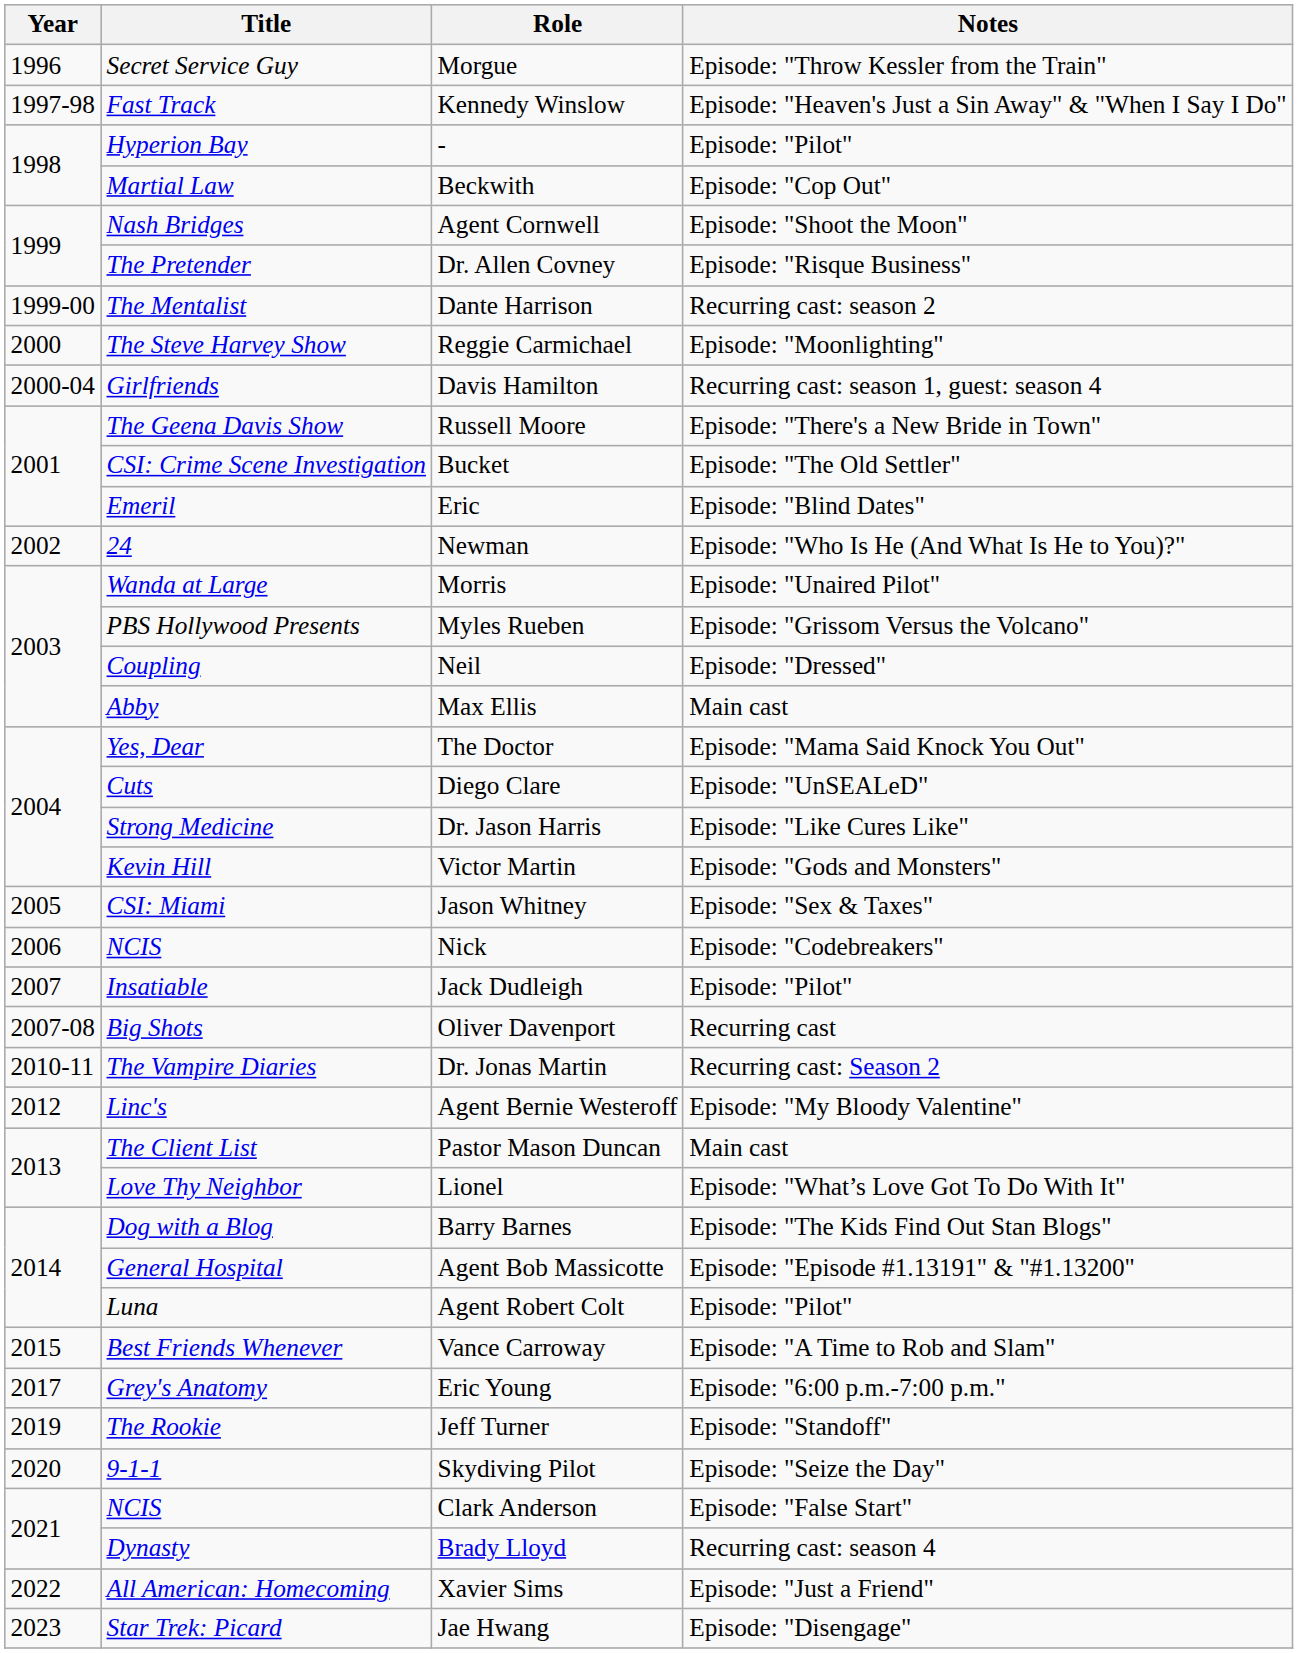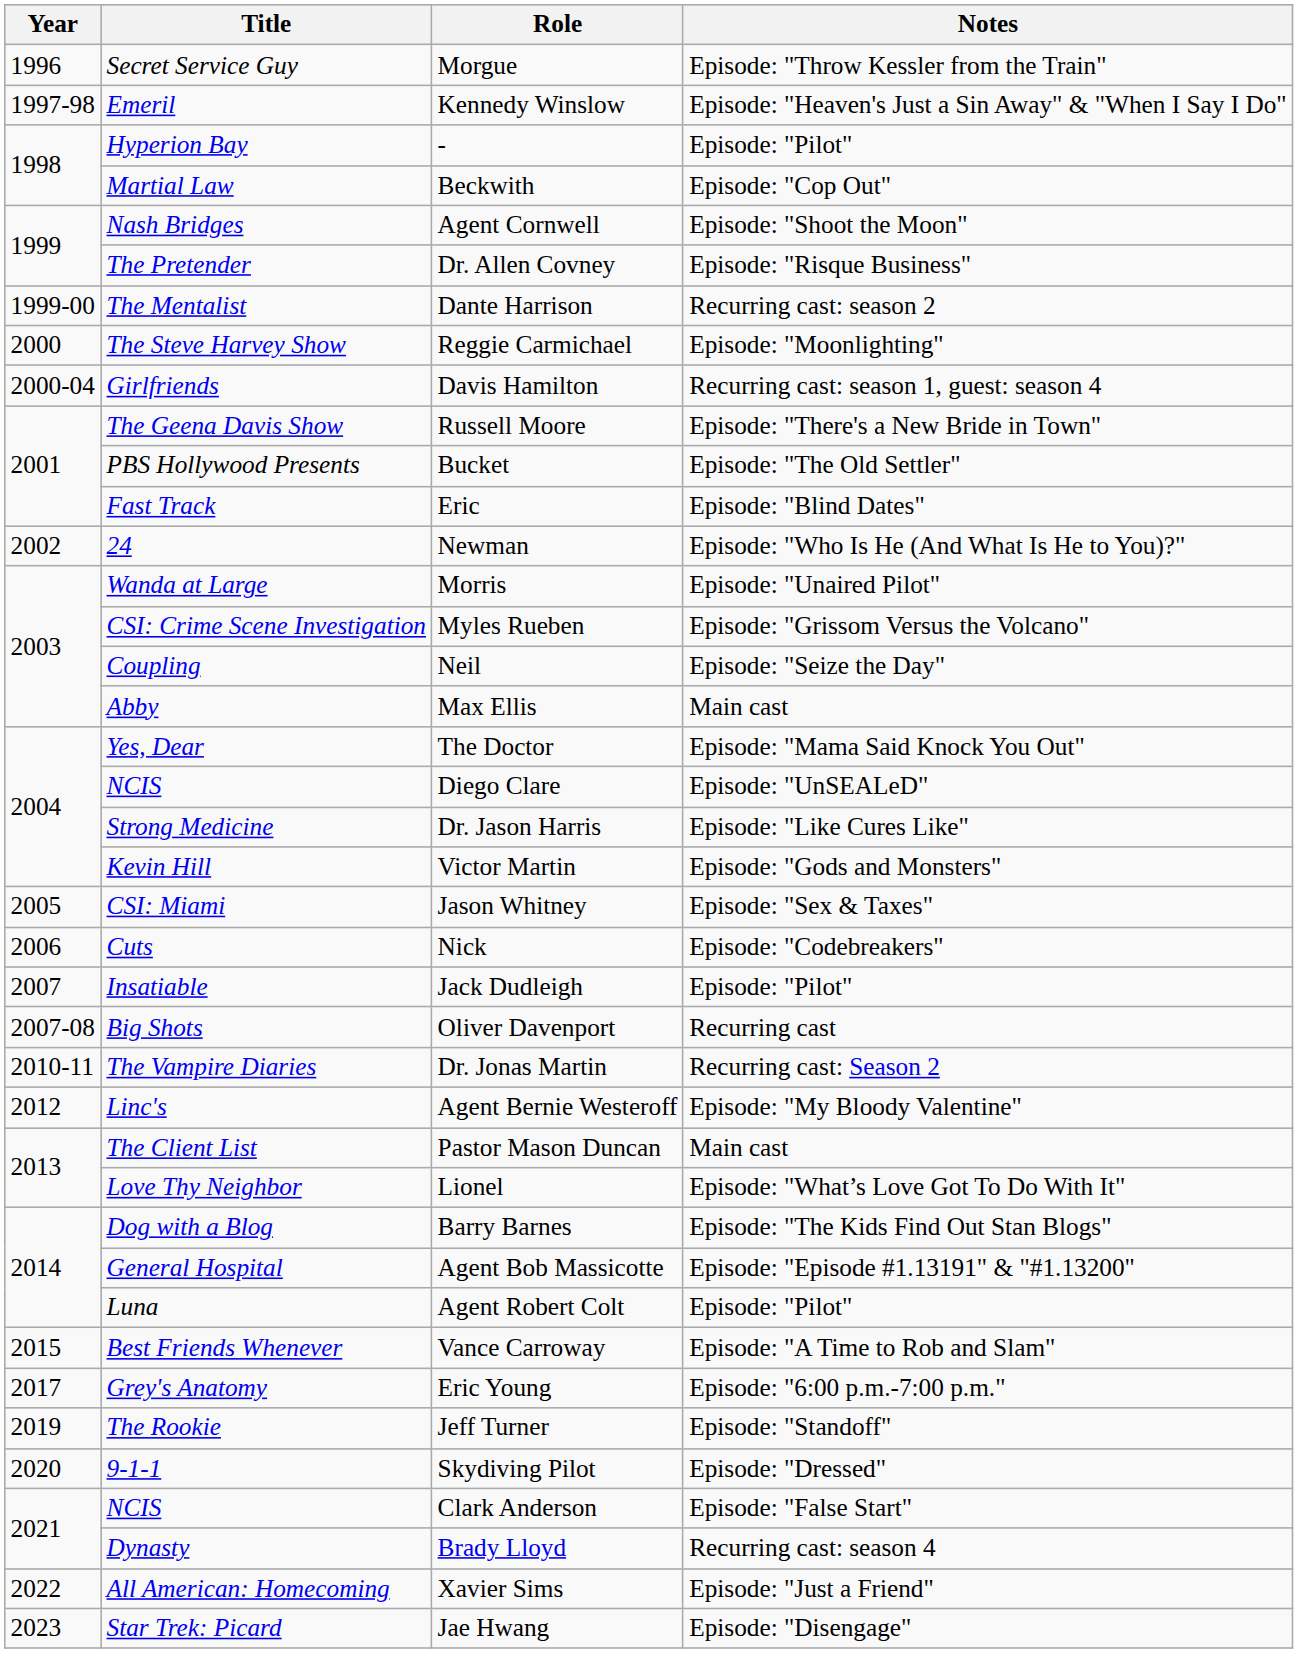(161, 104) Fast Track -> (141, 104) Emeril
(266, 465) CSI: Crime Scene Investigation -> (233, 465) PBS Hollywood Presents
(141, 505) Emeril -> (161, 505) Fast Track
(233, 625) PBS Hollywood Presents -> (266, 625) CSI: Crime Scene Investigation
(788, 666) Episode: "Dressed" -> (817, 666) Episode: "Seize the Day"
(130, 786) Cuts -> (134, 786) NCIS
(134, 946) NCIS -> (130, 946) Cuts
(817, 1467) Episode: "Seize the Day" -> (788, 1467) Episode: "Dressed"
